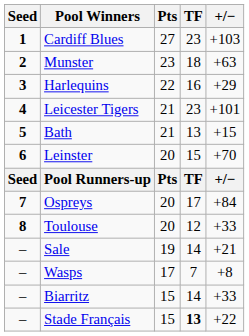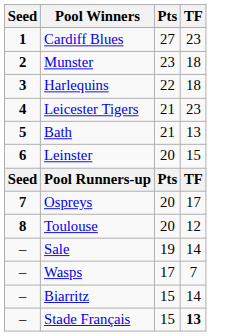- column: (225, 16)
(193, 86) 16 -> (193, 86) 18
